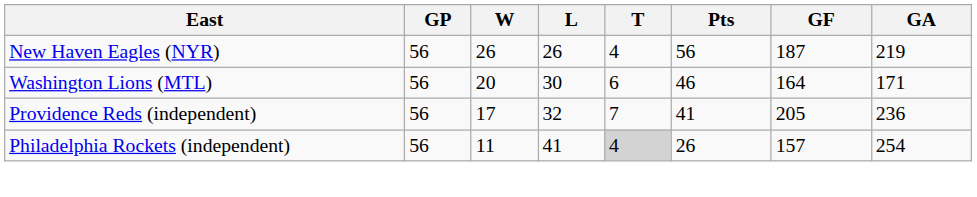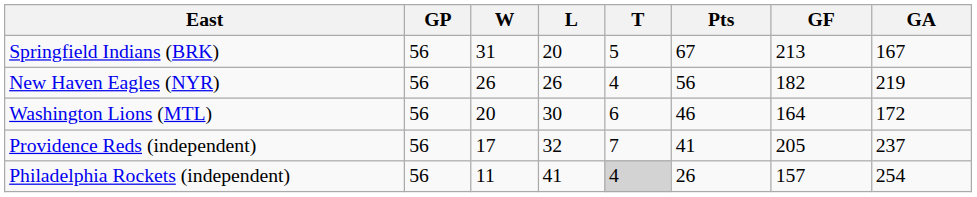+ row: (114, 51)
(791, 51) 187 -> (791, 82) 182
(891, 82) 171 -> (891, 113) 172
(891, 113) 236 -> (891, 144) 237
